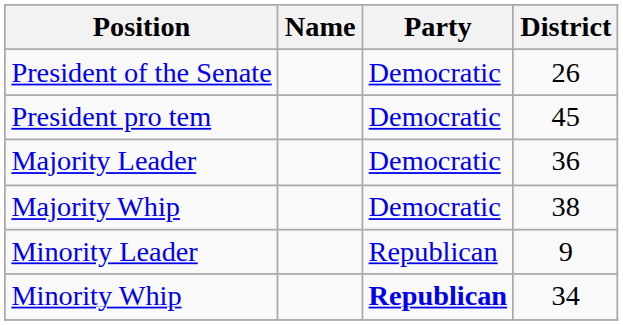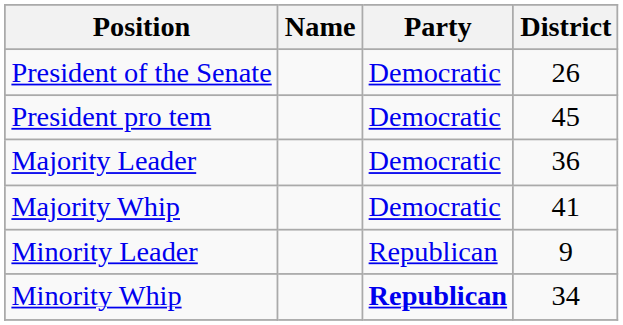(566, 206) 38 -> (566, 206) 41
